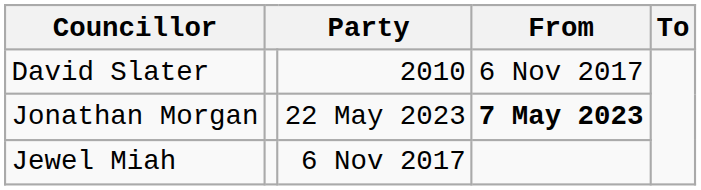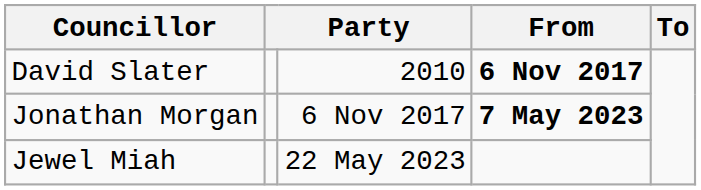(561, 72) normal -> (561, 72) bold
(375, 117) 22 May 2023 -> (383, 117) 6 Nov 2017
(383, 162) 6 Nov 2017 -> (375, 162) 22 May 2023
